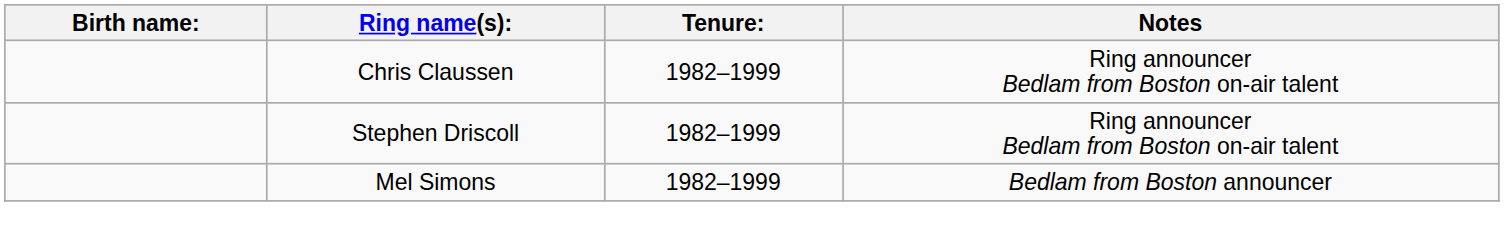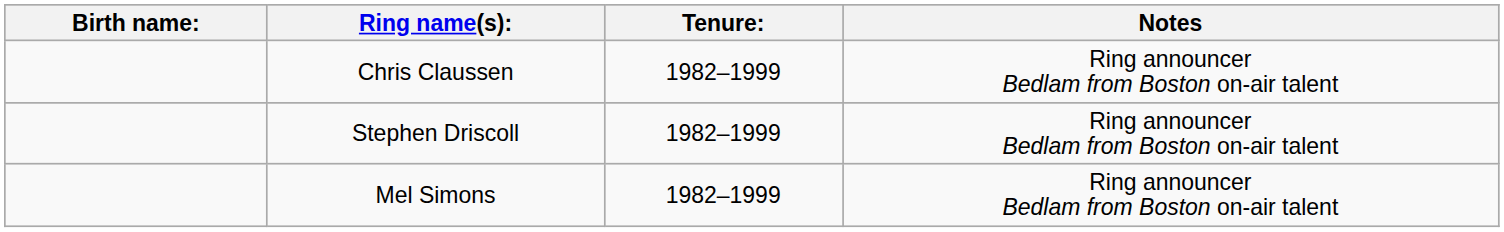(1170, 182) Bedlam from Boston announcer -> (1170, 195) Ring announcer Bedlam from Boston on-air talent
